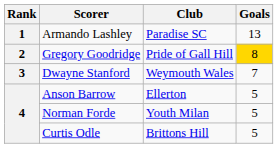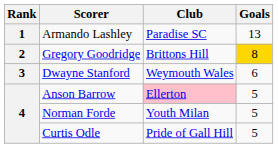(189, 53) Pride of Gall Hill -> (177, 53) Brittons Hill
(255, 73) 7 -> (255, 73) 6
(166, 93) no background -> (166, 93) pink background
(177, 133) Brittons Hill -> (189, 133) Pride of Gall Hill
